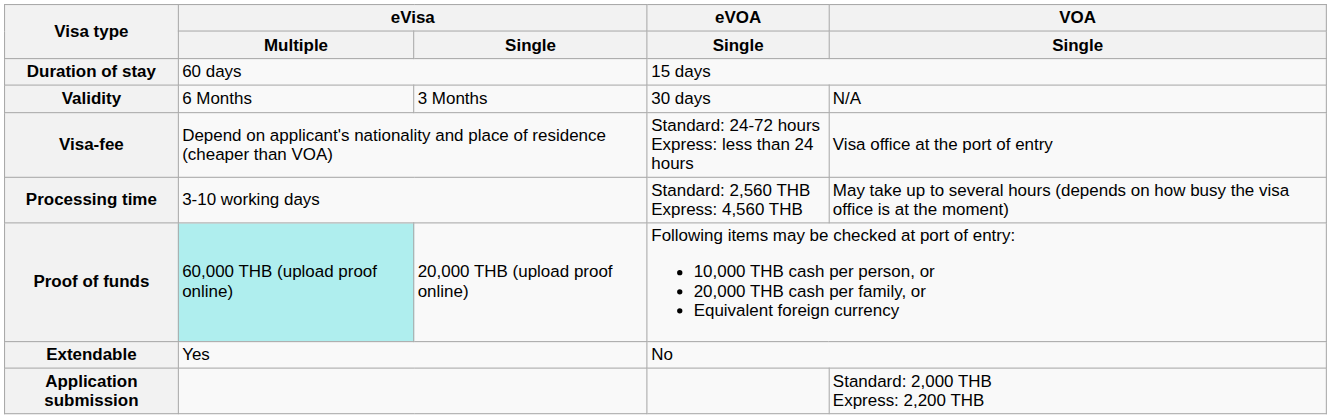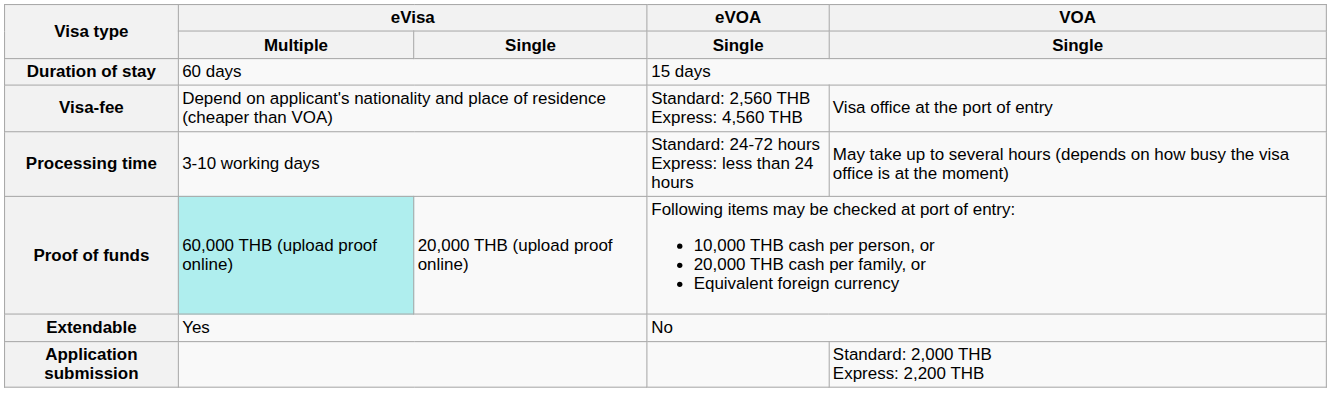- row: (91, 98)
(736, 144) Standard: 24-72 hours Express: less than 24 hours -> (731, 108) Standard: 2,560 THB Express: 4,560 THB
(731, 200) Standard: 2,560 THB Express: 4,560 THB -> (736, 163) Standard: 24-72 hours Express: less than 24 hours
